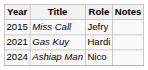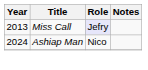(17, 27) 2015 -> (17, 27) 2013
(98, 27) no background -> (98, 27) lavender background
- row: (51, 42)
